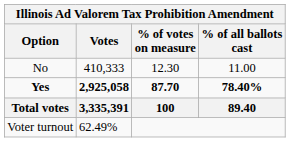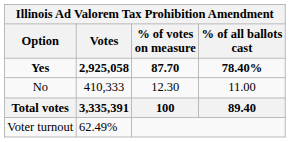rows swapped: (40, 87) <-> (40, 68)
